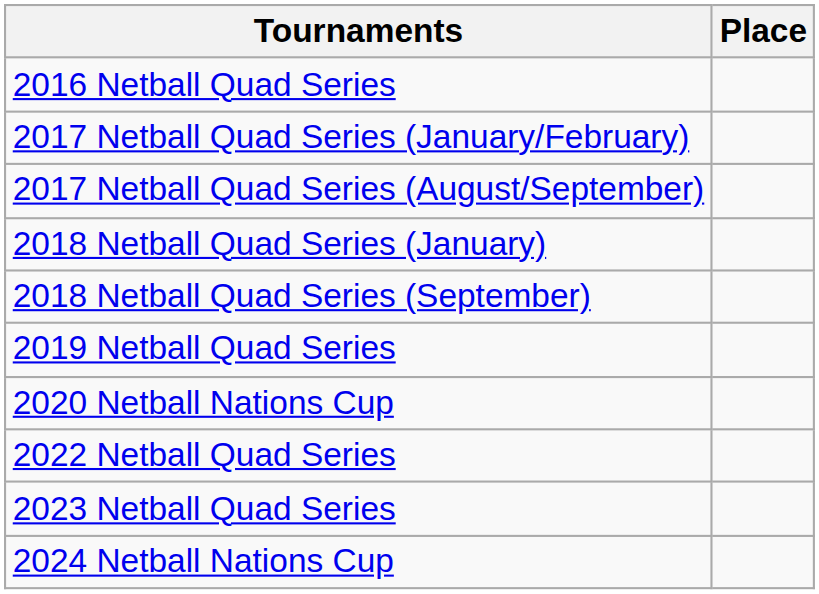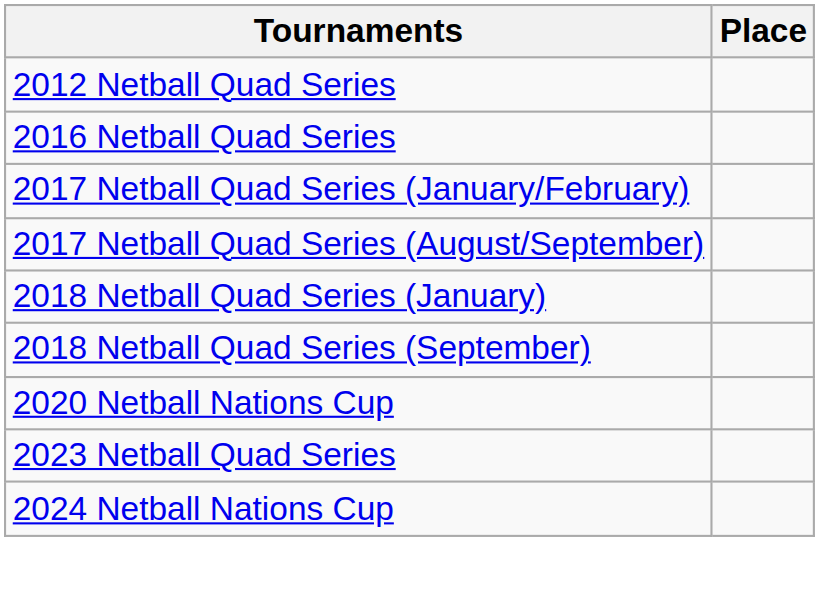+ row: (204, 84)
- row: (204, 349)
- row: (204, 455)
